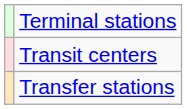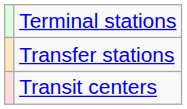rows swapped: (97, 87) <-> (88, 54)
